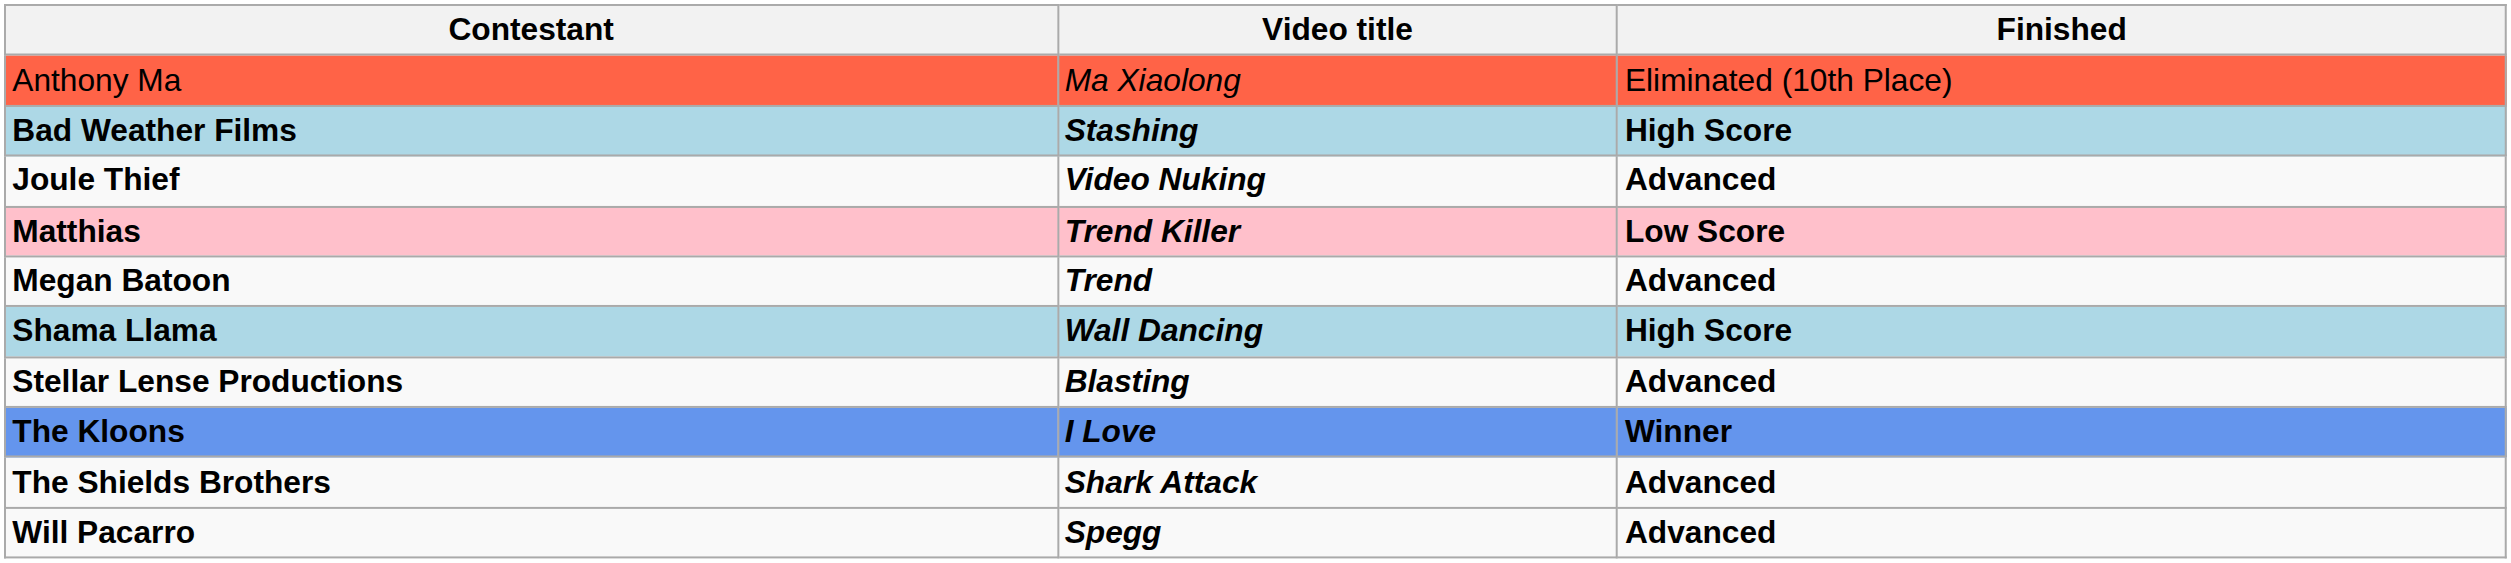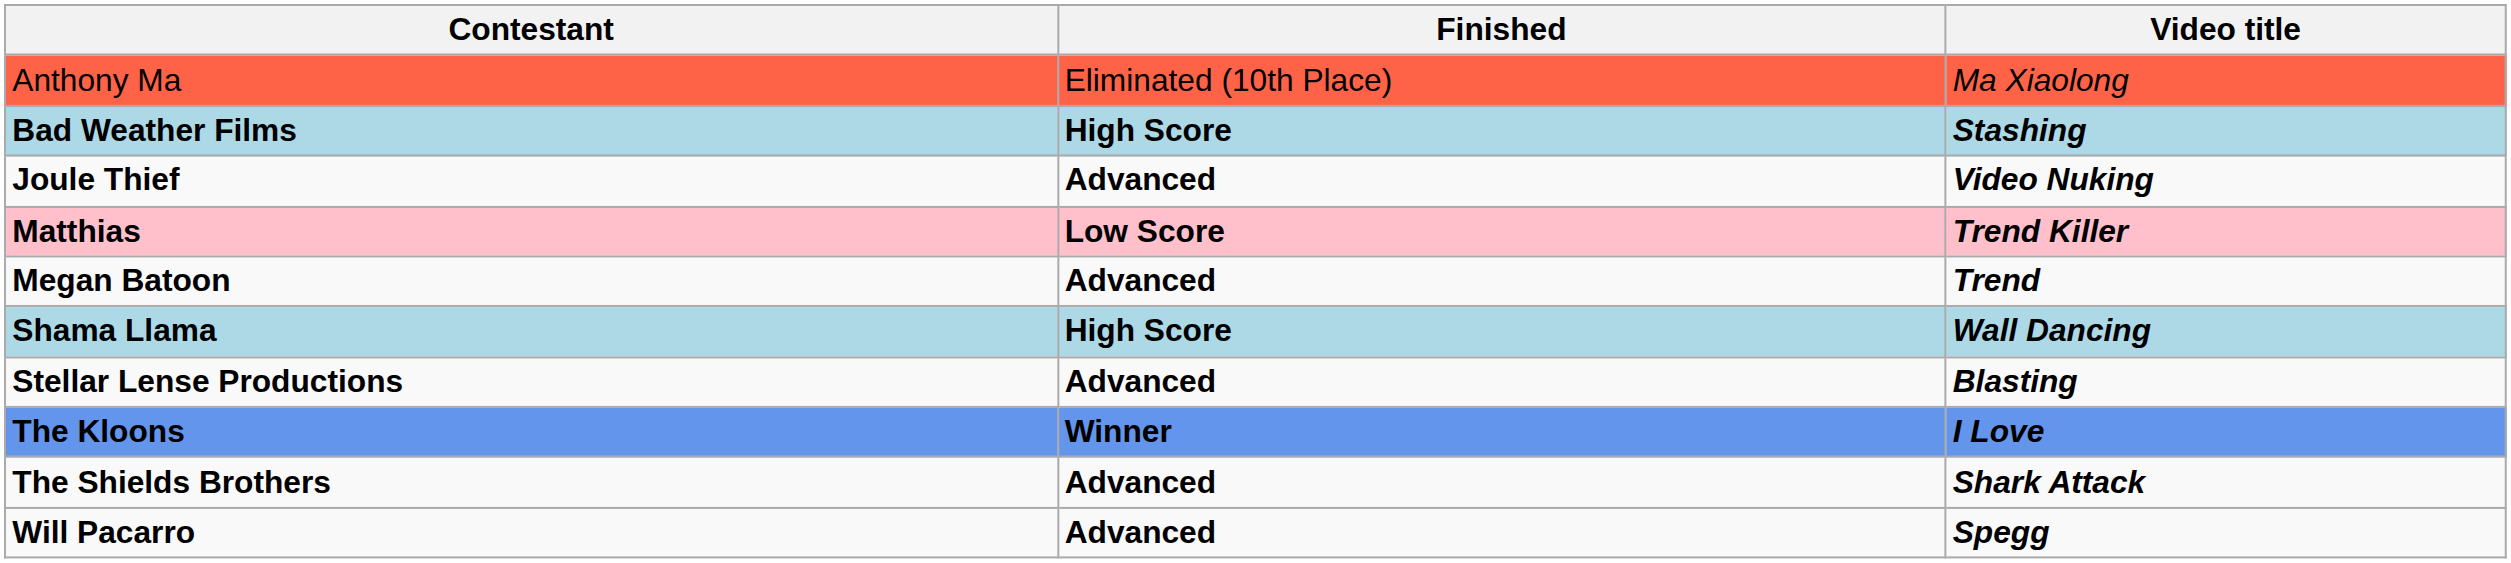columns swapped: (1337, 29) <-> (2062, 29)
